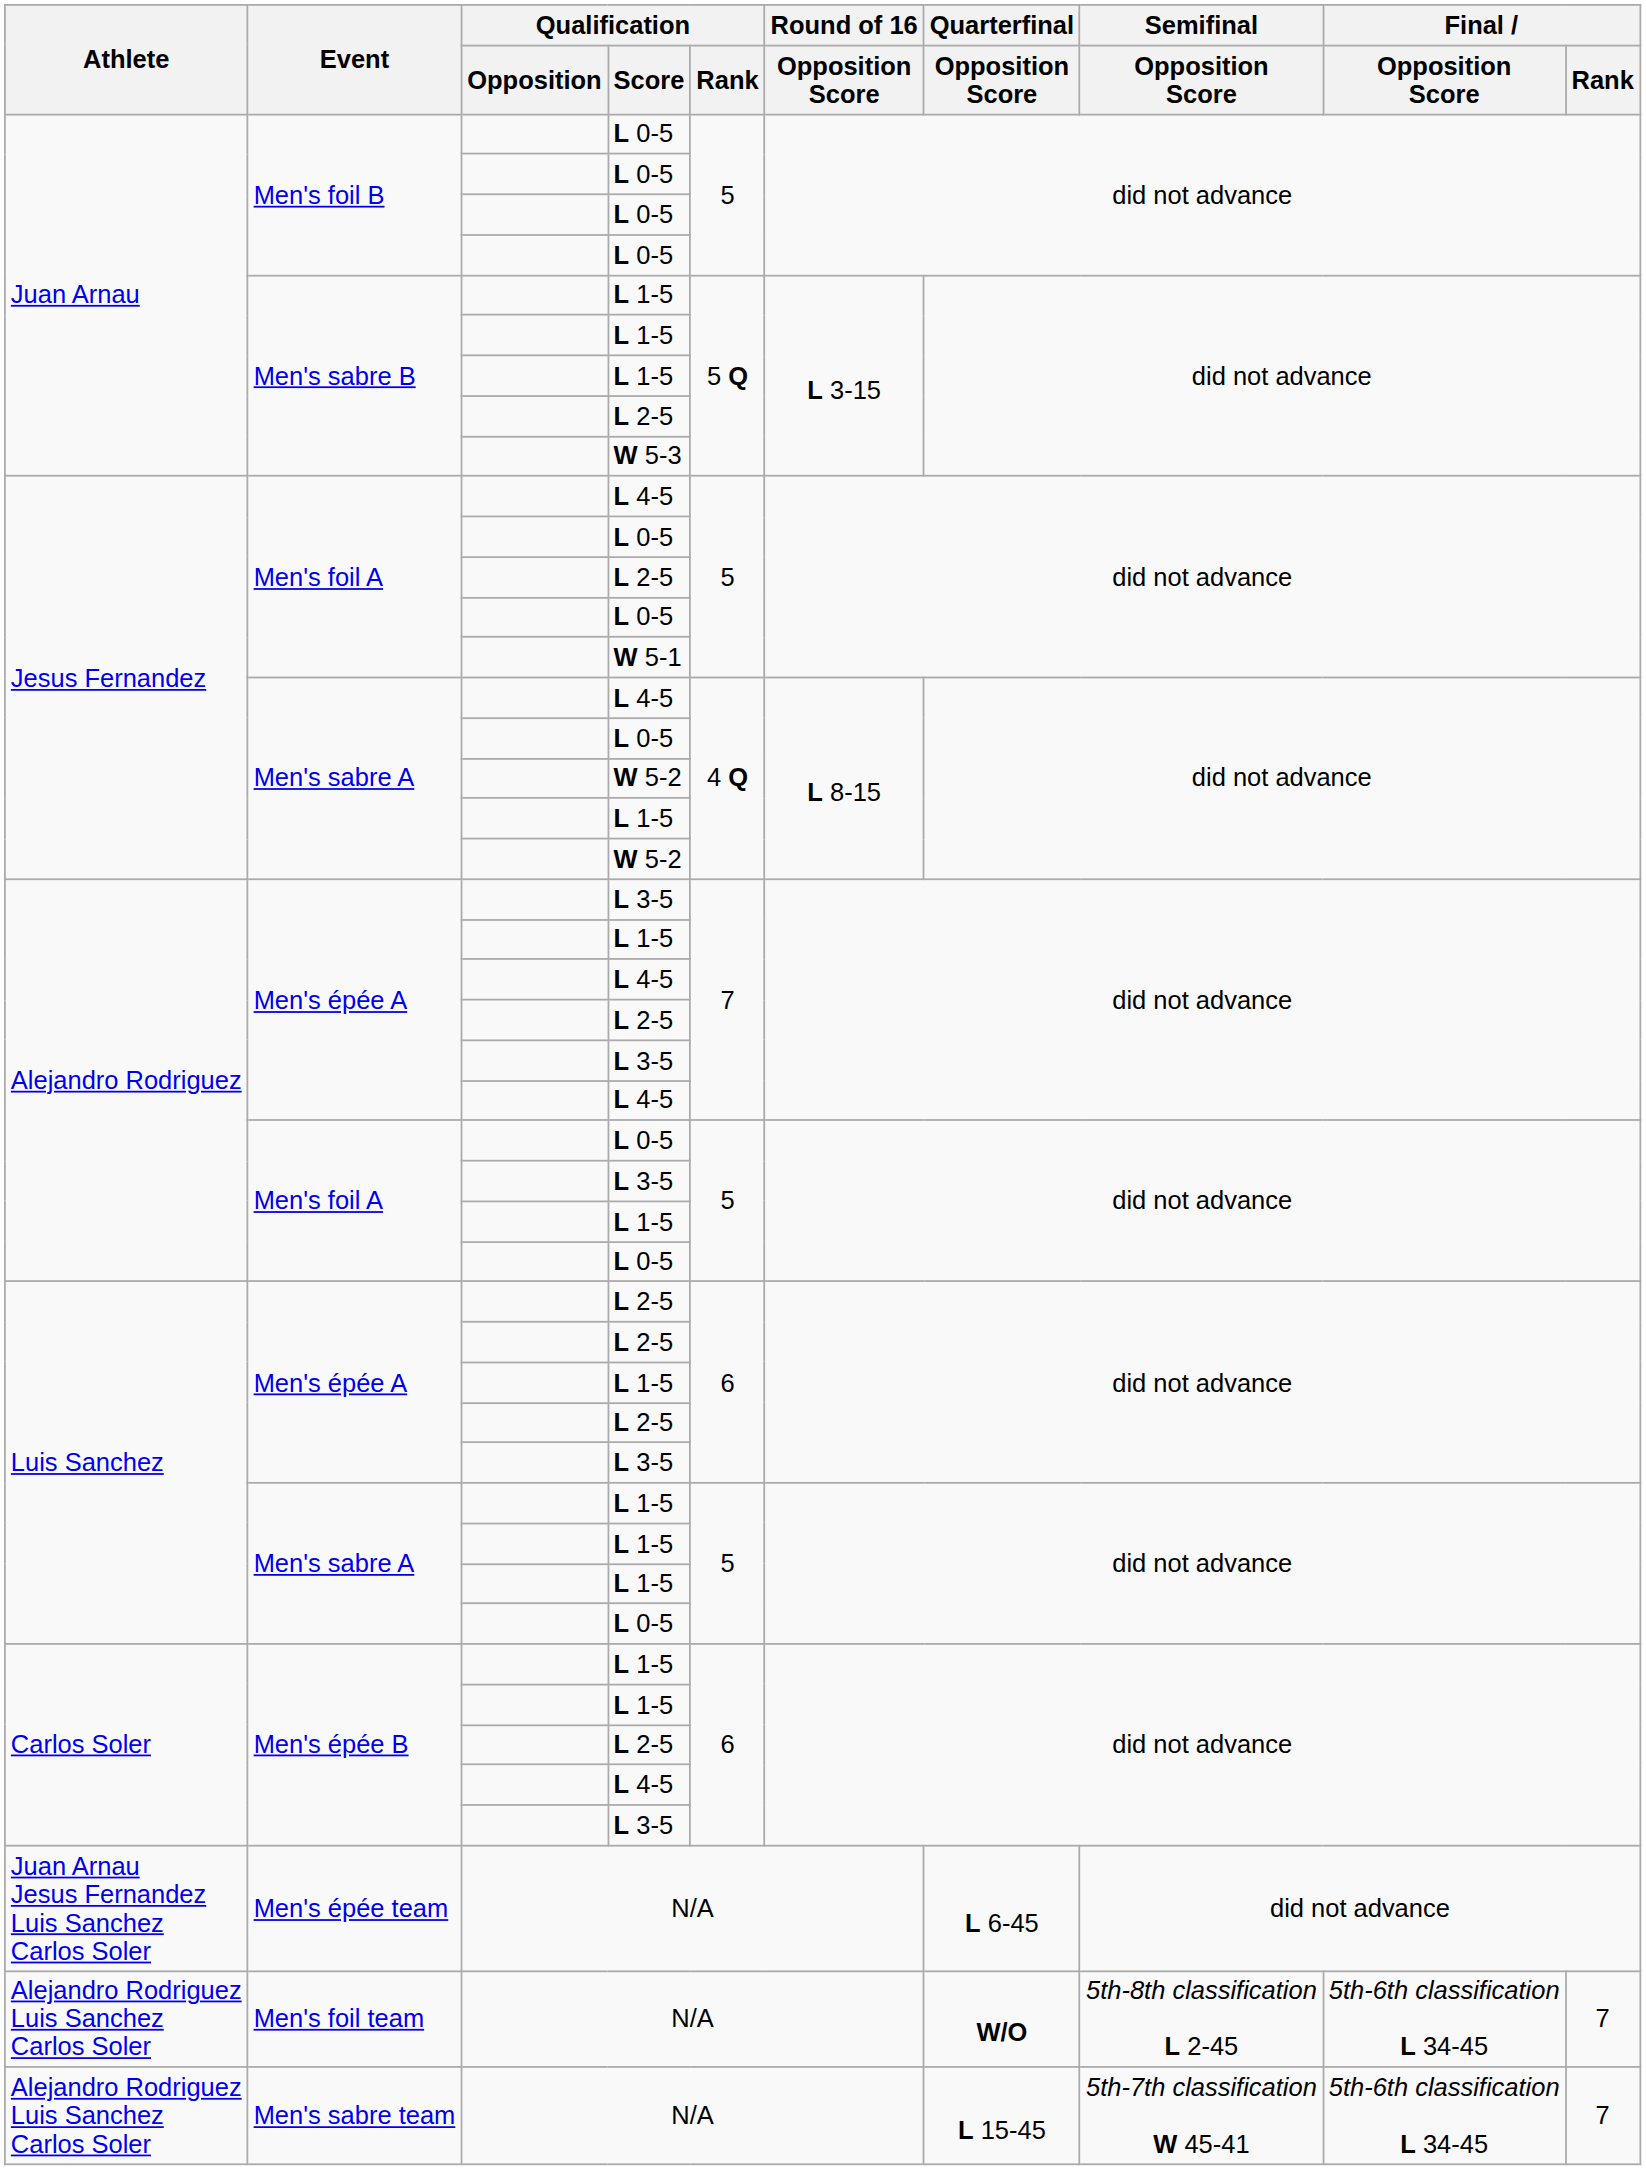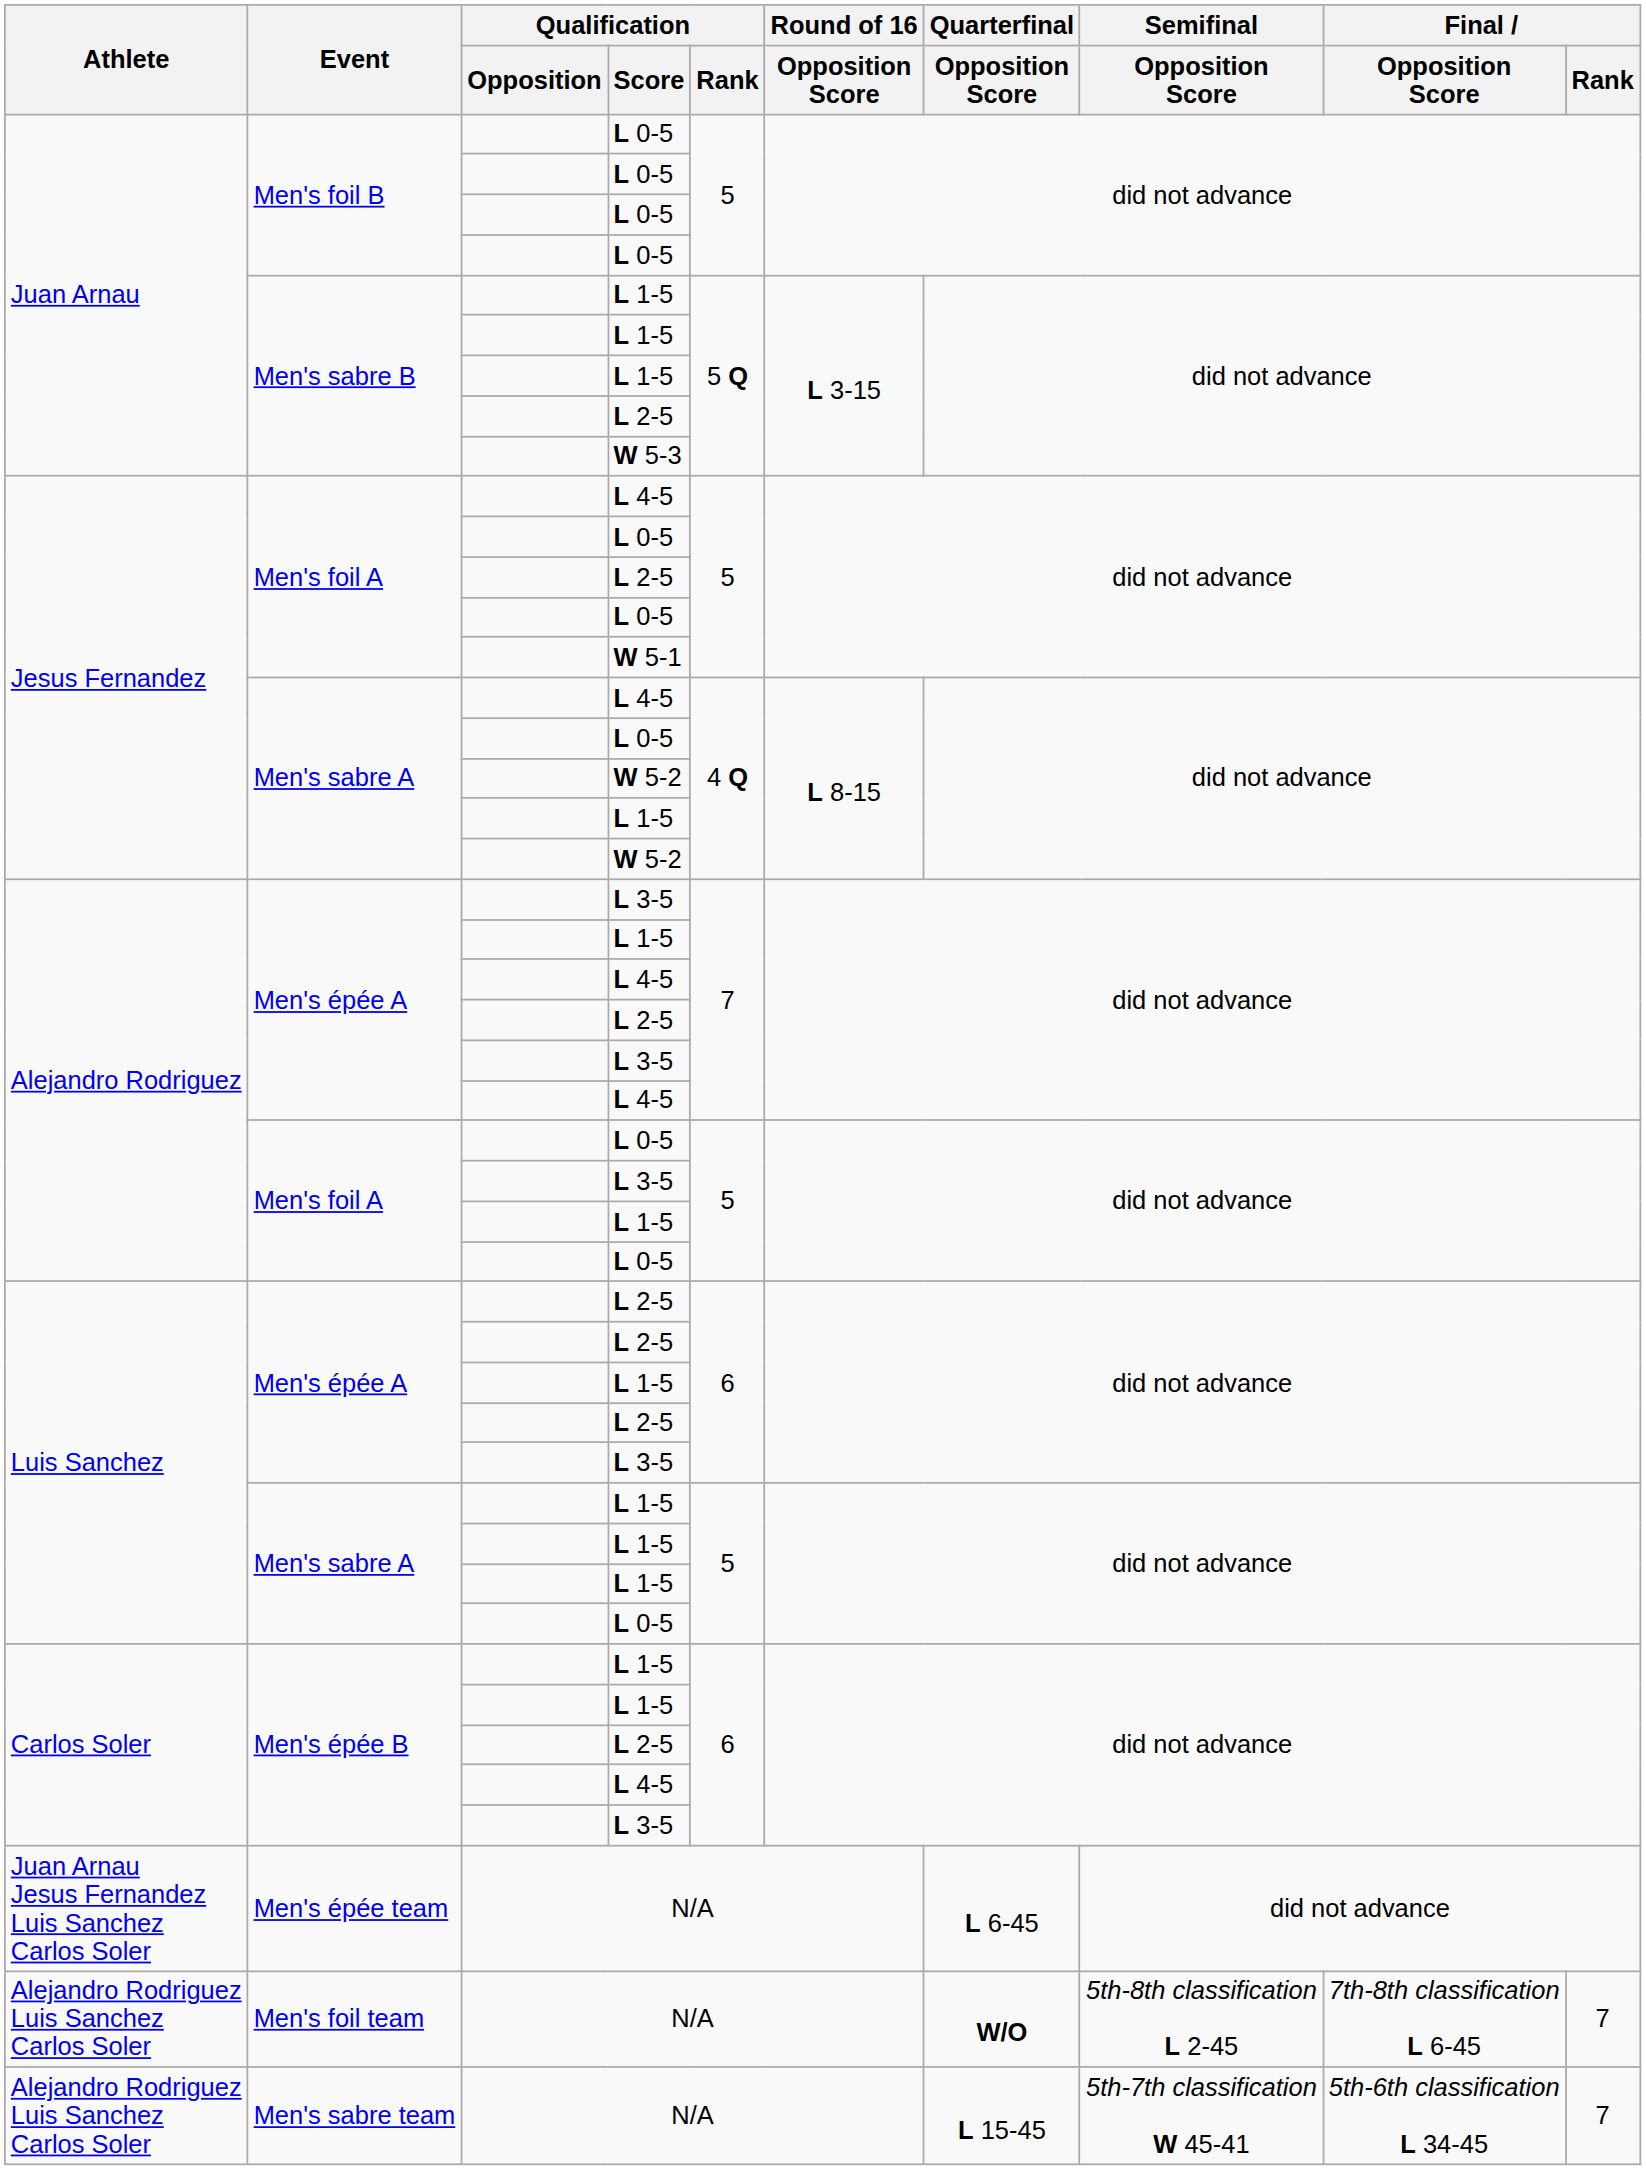(1444, 2019) 5th-6th classification L 34-45 -> (1444, 2019) 7th-8th classification L 6-45
